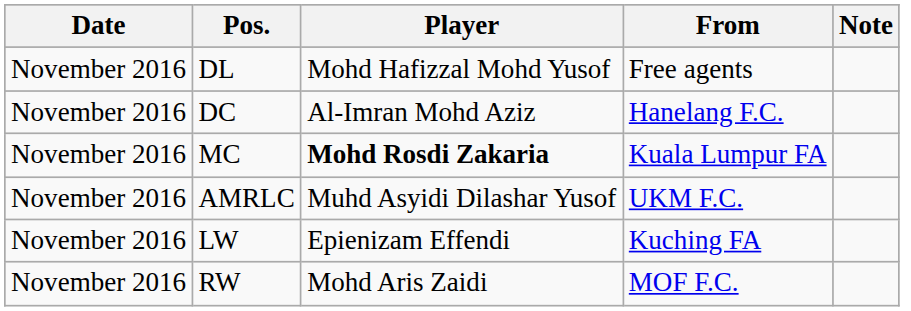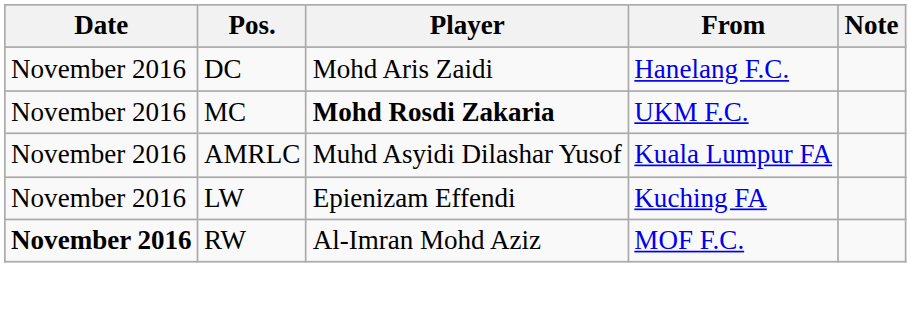- row: (217, 68)
(421, 111) Al-Imran Mohd Aziz -> (403, 68) Mohd Aris Zaidi
(728, 154) Kuala Lumpur FA -> (691, 111) UKM F.C.
(686, 197) UKM F.C. -> (733, 154) Kuala Lumpur FA
(99, 283) normal -> (101, 240) bold
(397, 283) Mohd Aris Zaidi -> (427, 240) Al-Imran Mohd Aziz
